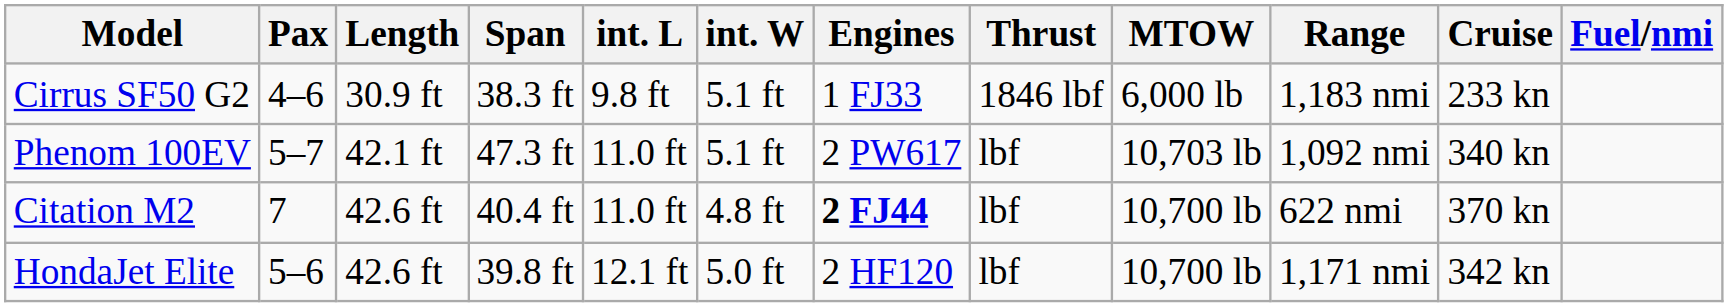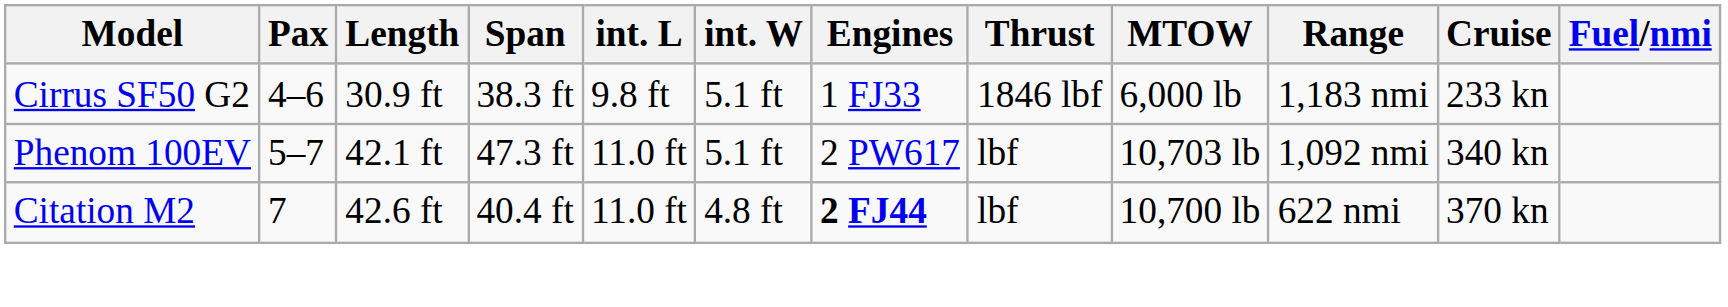- row: (124, 270)
